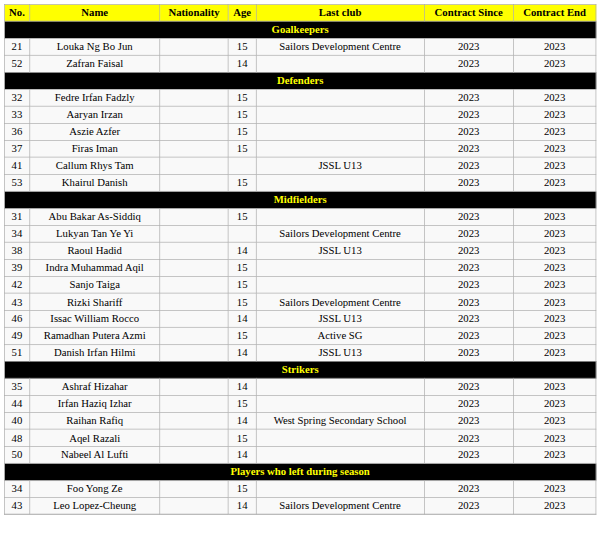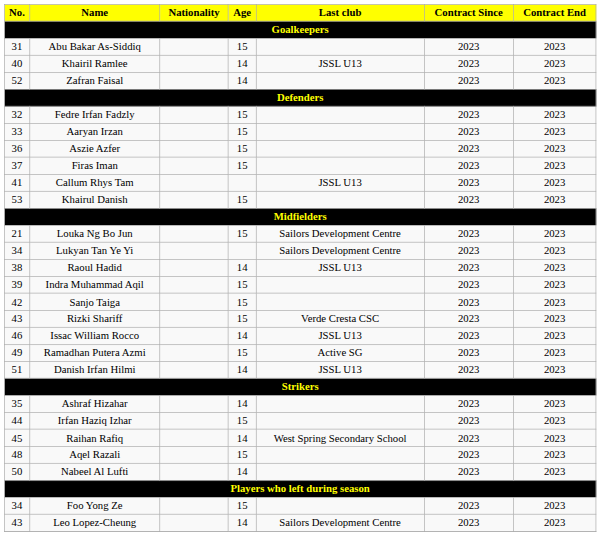rows swapped: (95, 217) <-> (95, 47)
+ row: (95, 64)
(340, 302) Sailors Development Centre -> (340, 319) Verde Cresta CSC
(17, 421) 40 -> (17, 438) 45
